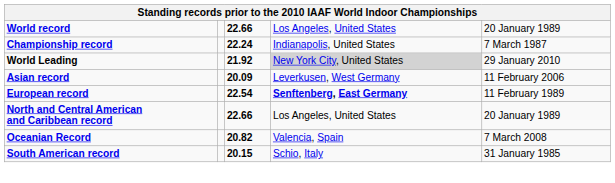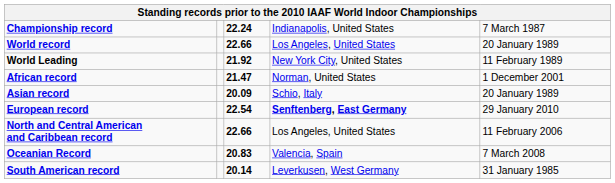rows swapped: (38, 28) <-> (60, 45)
(338, 61) lightgrey background -> (337, 61) no background
(522, 61) 29 January 2010 -> (522, 61) 11 February 1989
+ row: (42, 77)
(336, 77) Leverkusen, West Germany -> (297, 93) Schio, Italy
(524, 77) 11 February 2006 -> (521, 93) 20 January 1989
(524, 93) 11 February 1989 -> (521, 110) 29 January 2010
(522, 115) 20 January 1989 -> (522, 132) 11 February 2006
(240, 137) 20.82 -> (239, 154) 20.83
(240, 154) 20.15 -> (239, 170) 20.14
(298, 154) Schio, Italy -> (335, 170) Leverkusen, West Germany
